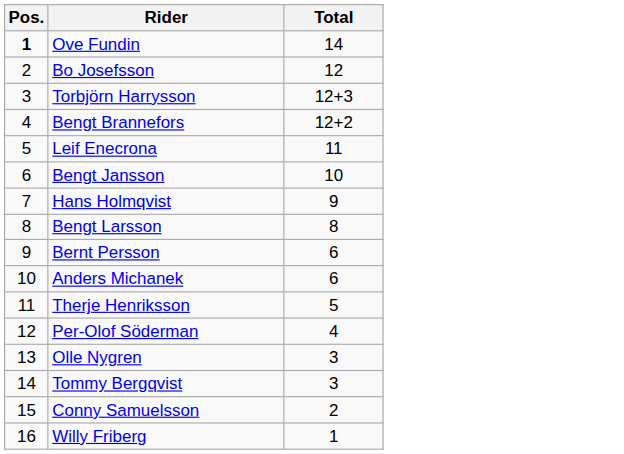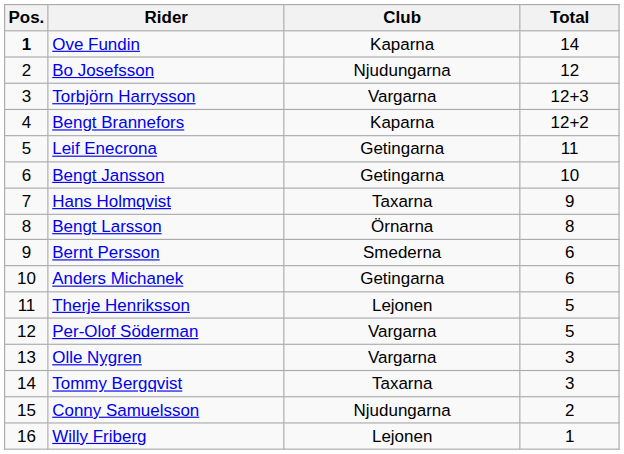+ column: (402, 18)
(334, 331) 4 -> (570, 331) 5
